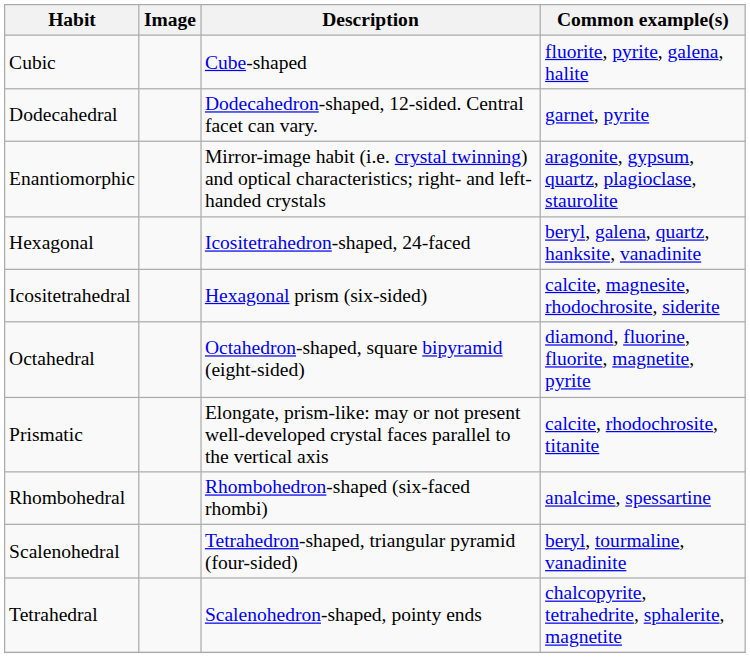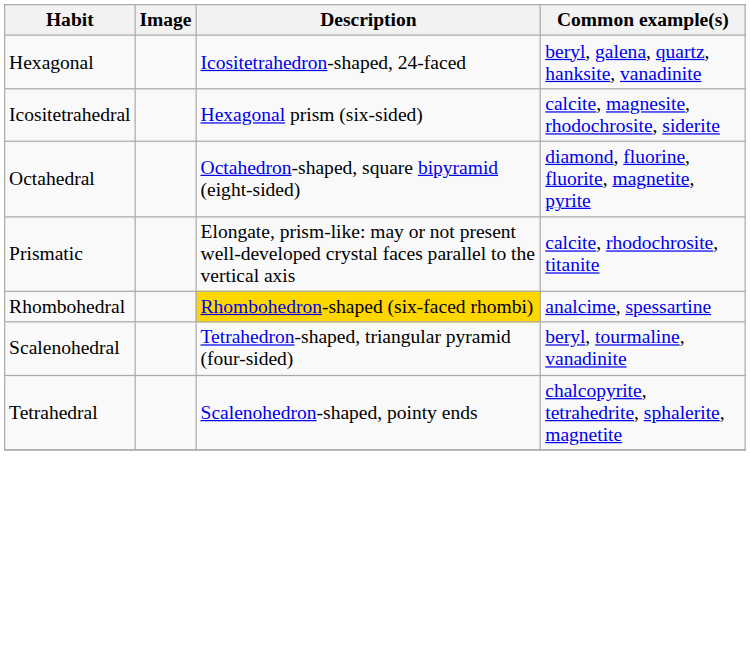- row: (32, 61)
- row: (63, 114)
- row: (72, 178)
(337, 498) no background -> (367, 306) gold background
